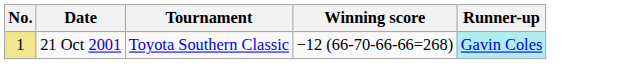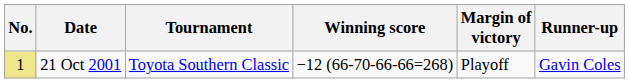+ column: (496, 27)
(502, 45) paleturquoise background -> (580, 64) no background
